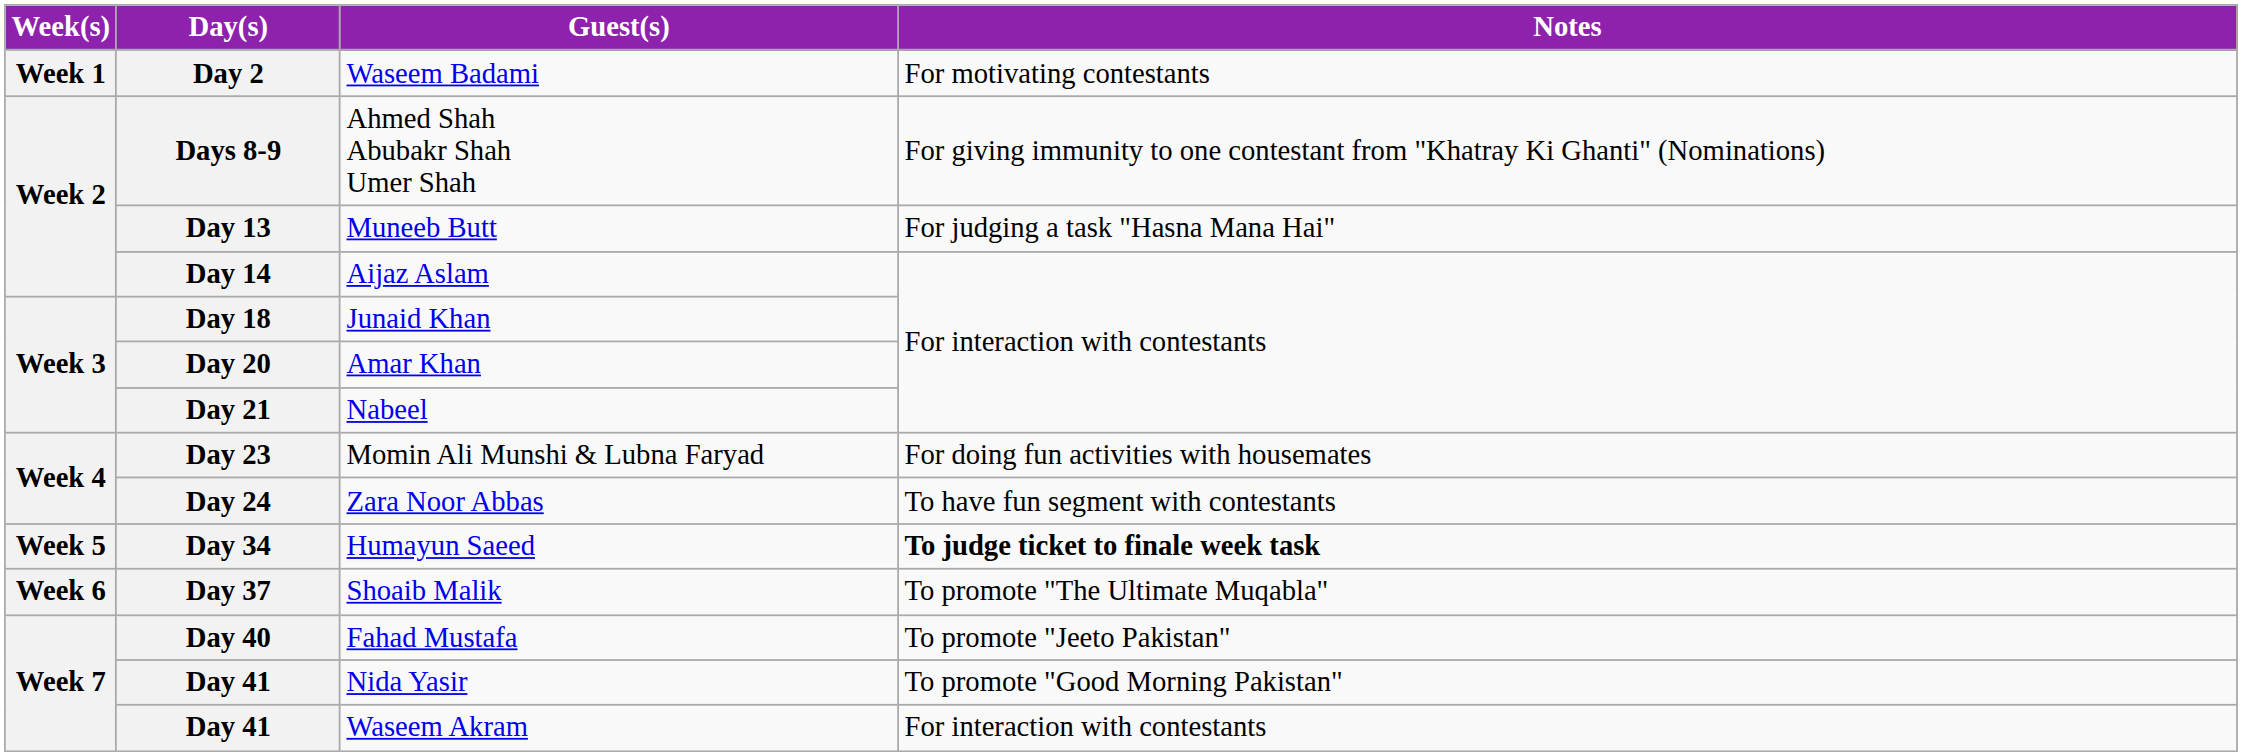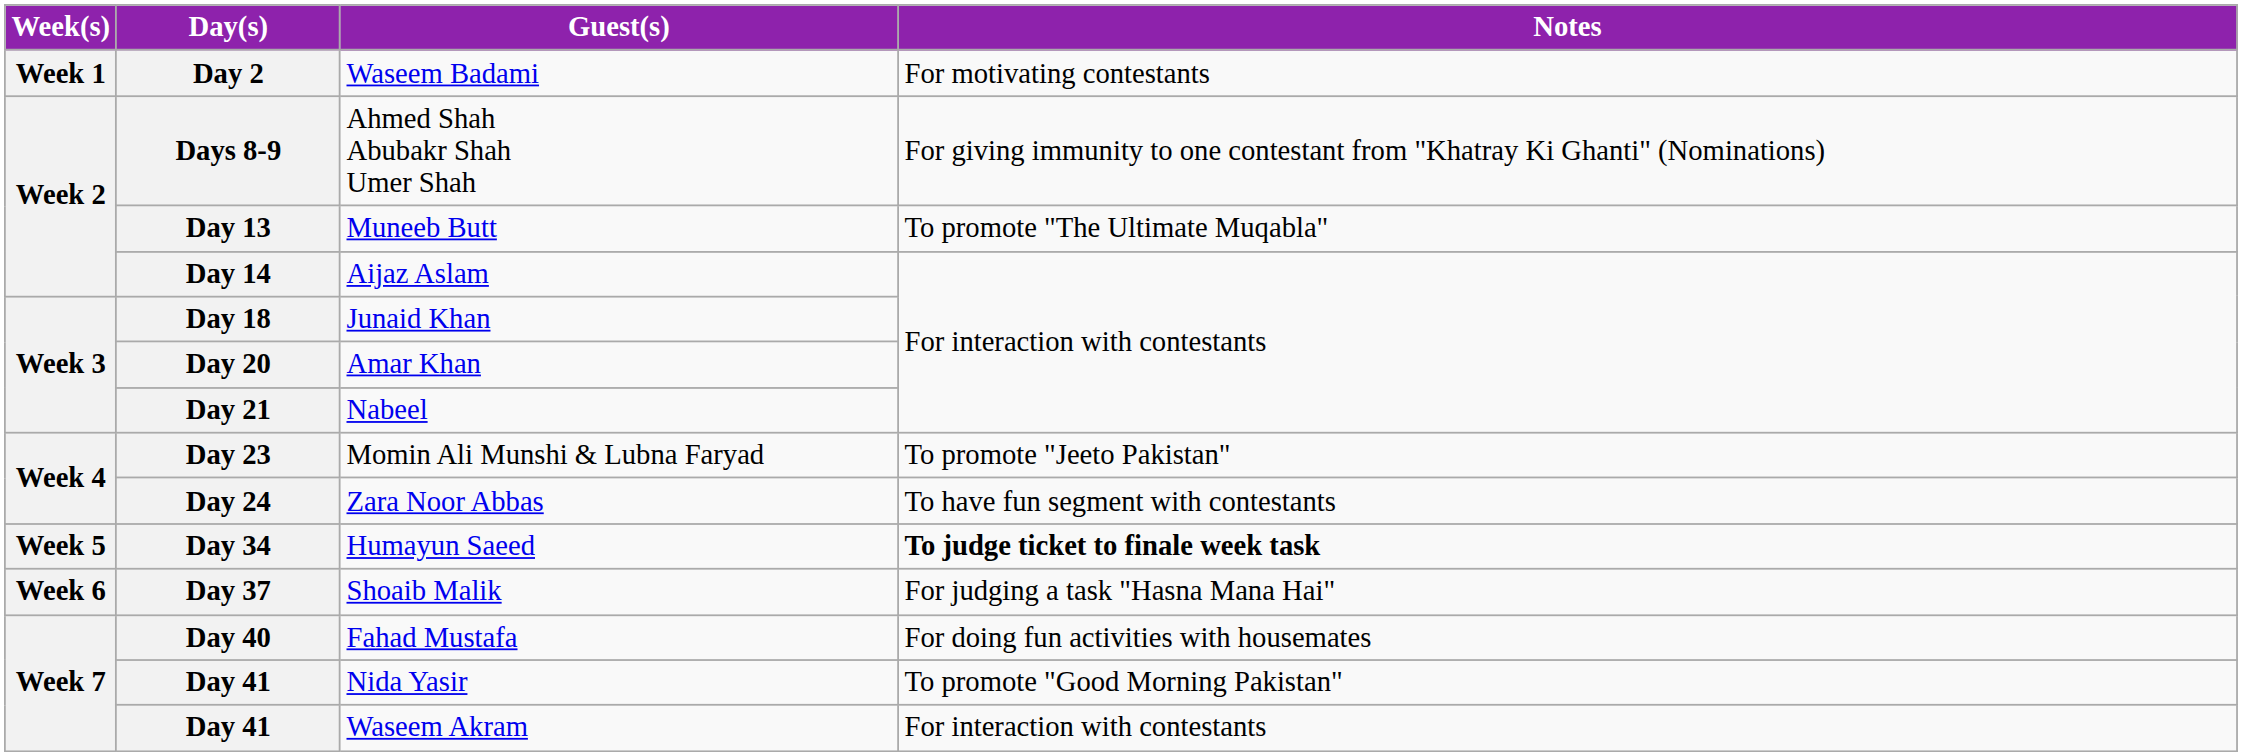(1120, 227) For judging a task "Hasna Mana Hai" -> (1116, 227) To promote "The Ultimate Muqabla"
(1138, 455) For doing fun activities with housemates -> (1067, 455) To promote "Jeeto Pakistan"
(1116, 591) To promote "The Ultimate Muqabla" -> (1120, 591) For judging a task "Hasna Mana Hai"
(1067, 636) To promote "Jeeto Pakistan" -> (1138, 636) For doing fun activities with housemates
